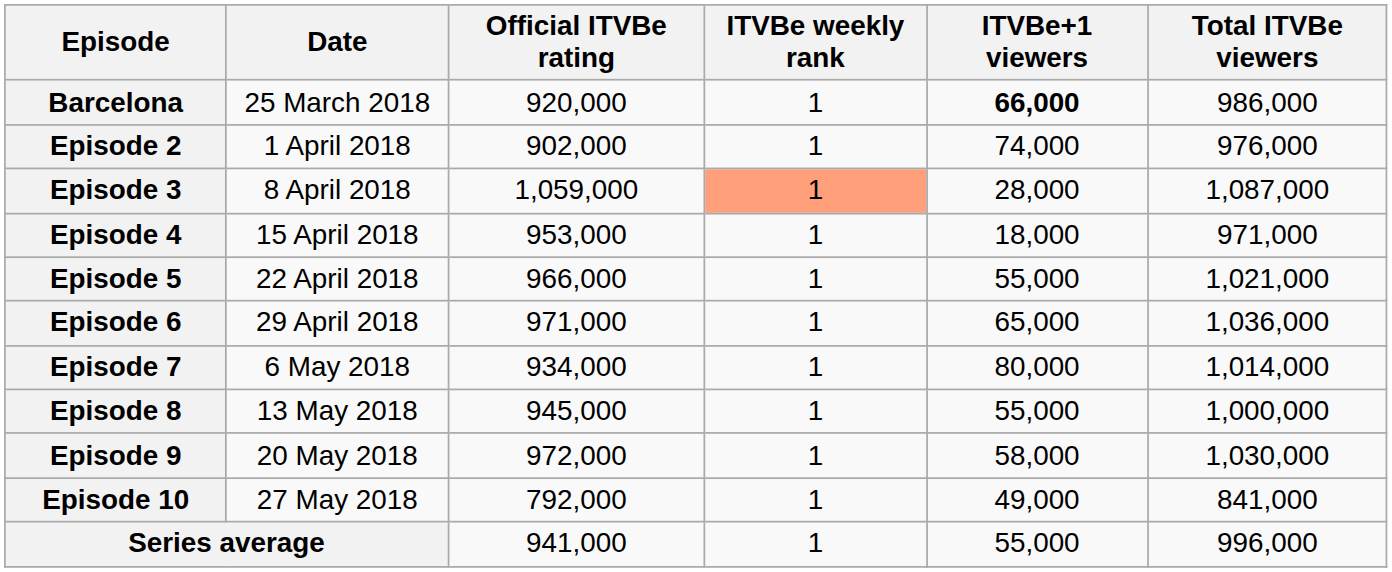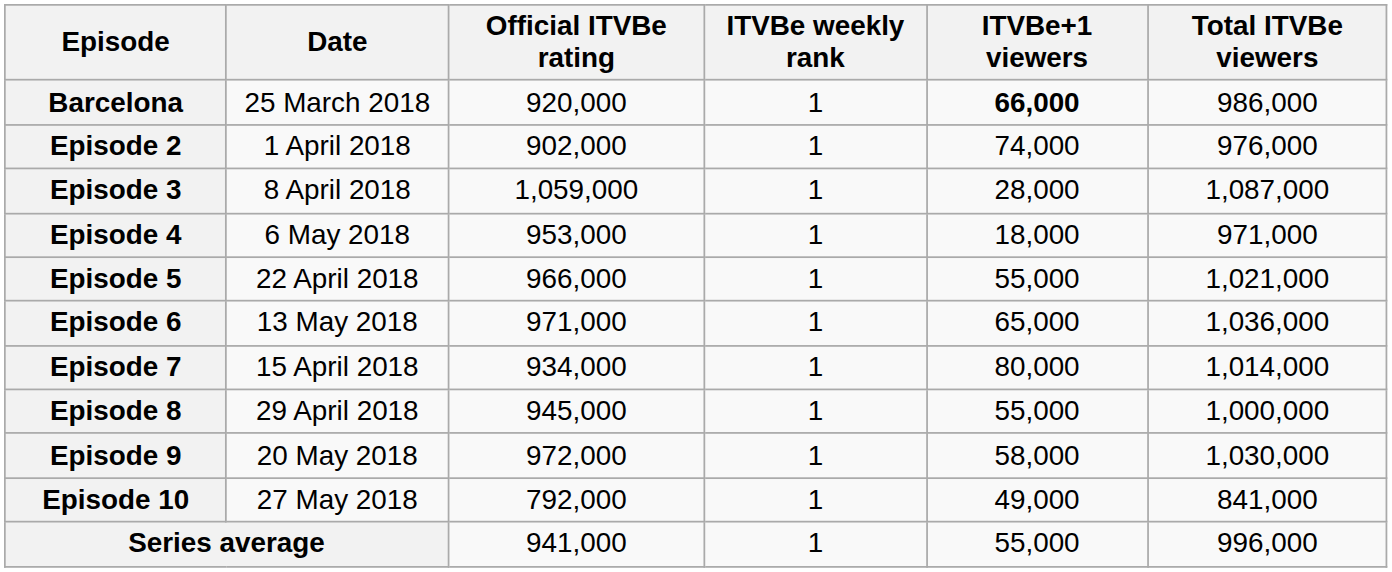(815, 190) lightsalmon background -> (815, 190) no background
(337, 234) 15 April 2018 -> (337, 234) 6 May 2018
(337, 322) 29 April 2018 -> (337, 322) 13 May 2018
(337, 366) 6 May 2018 -> (337, 366) 15 April 2018
(337, 411) 13 May 2018 -> (337, 411) 29 April 2018
